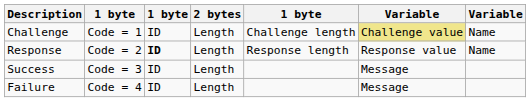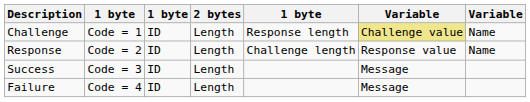(301, 32) Challenge length -> (298, 32) Response length
(154, 51) bold -> (154, 51) normal
(298, 51) Response length -> (301, 51) Challenge length
